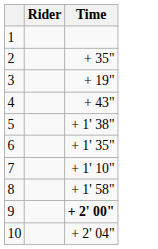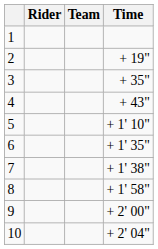+ column: (84, 15)
(99, 59) + 35" -> (134, 59) + 19"
(99, 80) + 19" -> (134, 80) + 35"
(93, 124) + 1' 38" -> (128, 124) + 1' 10"
(93, 168) + 1' 10" -> (128, 168) + 1' 38"
(91, 211) bold -> (128, 211) normal
